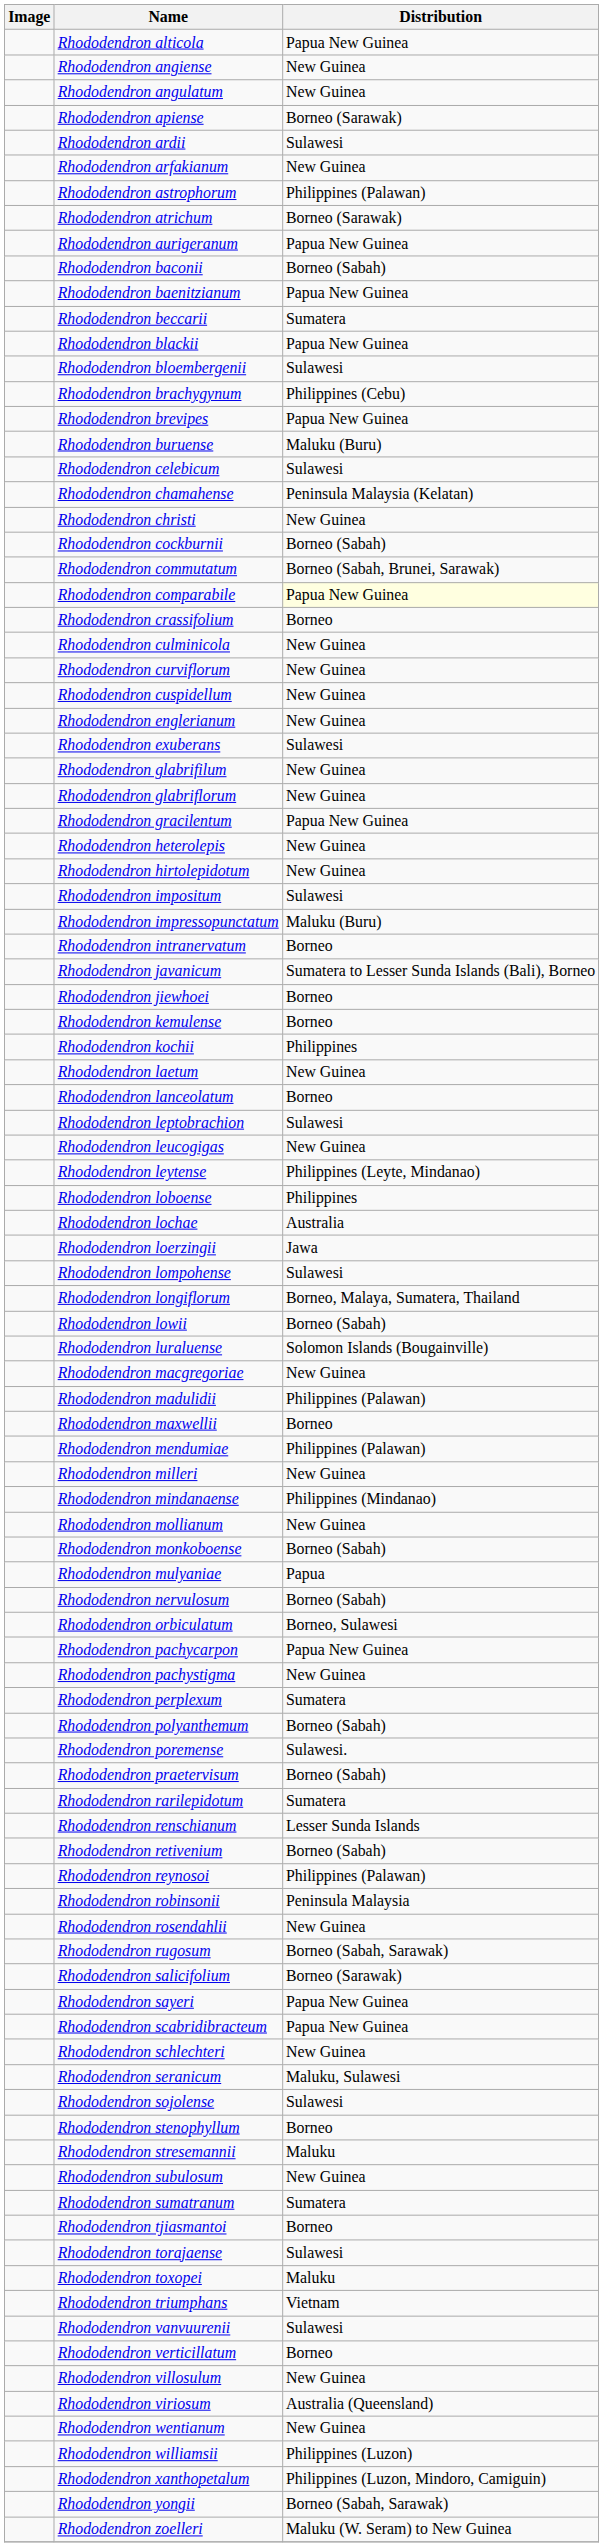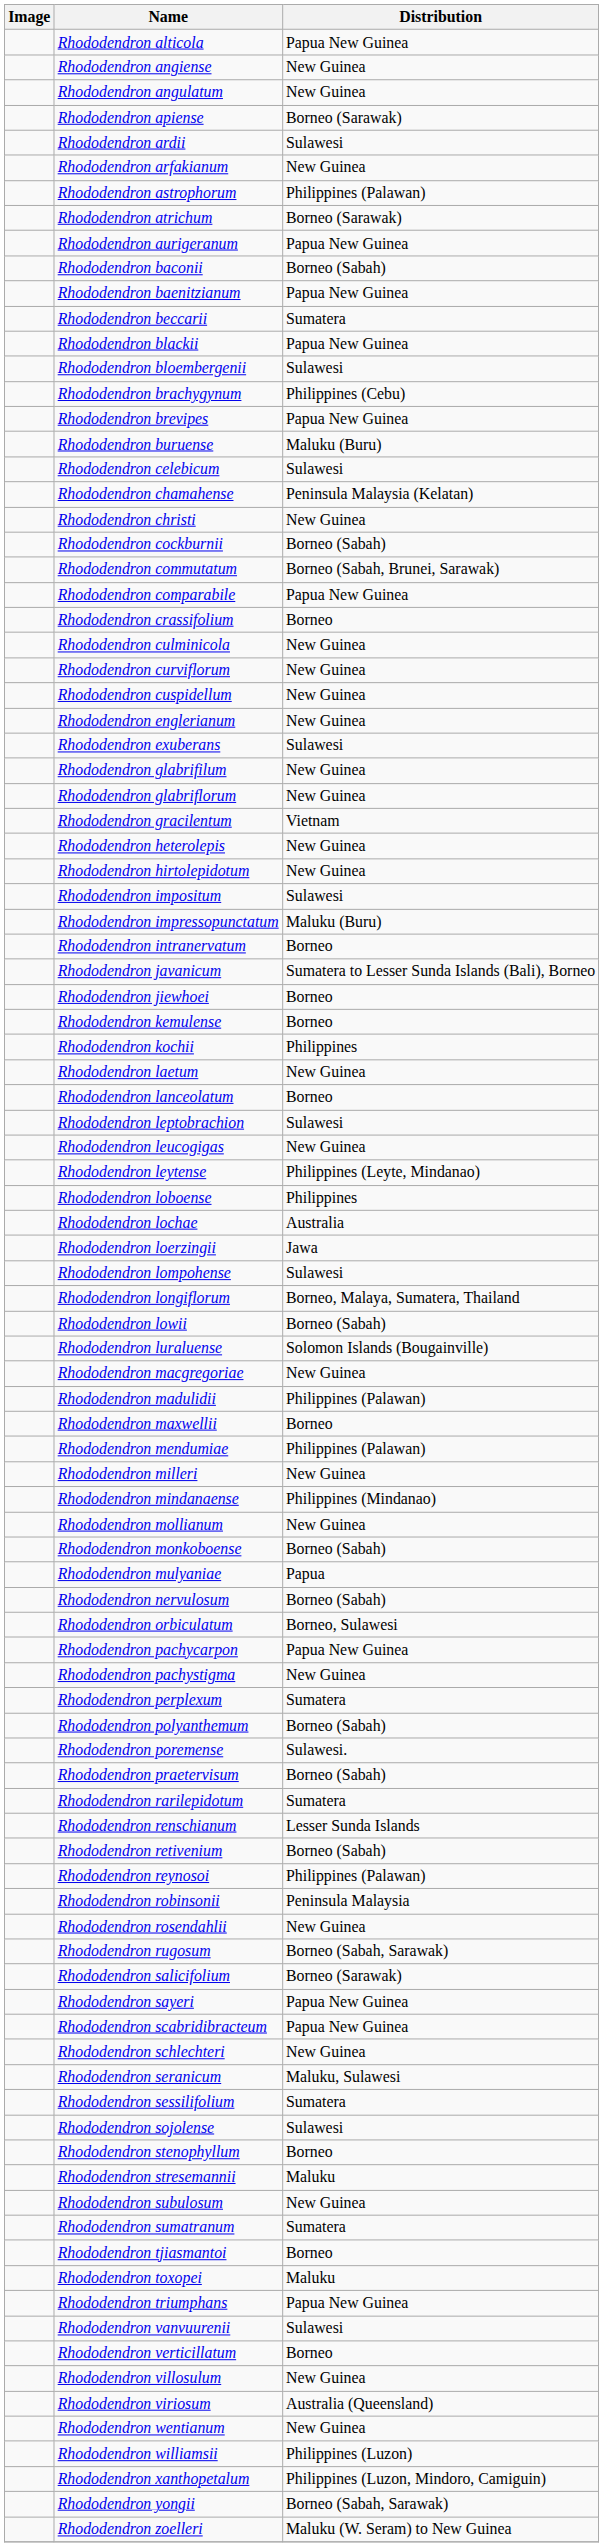(347, 594) lightyellow background -> (347, 594) no background
(347, 820) Papua New Guinea -> (313, 820) Vietnam
+ row: (146, 2102)
- row: (140, 2252)
(313, 2303) Vietnam -> (347, 2303) Papua New Guinea
